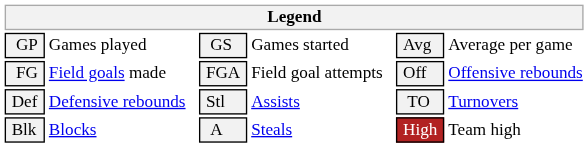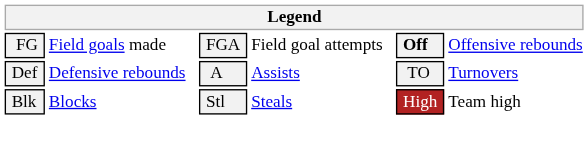- row: (25, 45)
(415, 73) normal -> (415, 45) bold
(215, 101) Stl -> (214, 73) A
(214, 129) A -> (215, 101) Stl
